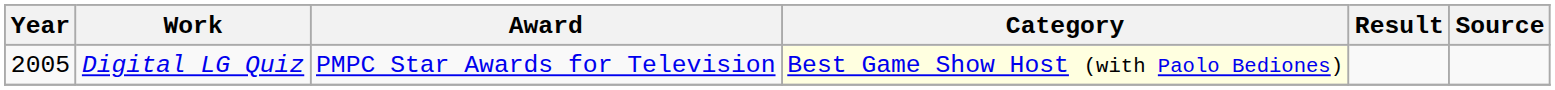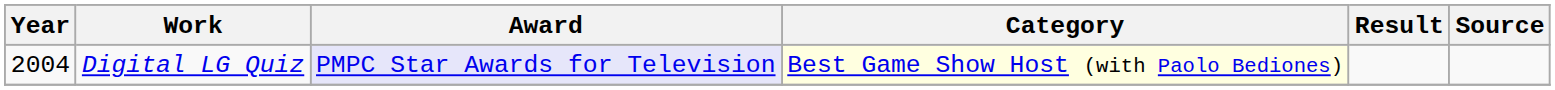(40, 65) 2005 -> (40, 65) 2004
(546, 65) no background -> (546, 65) lavender background
